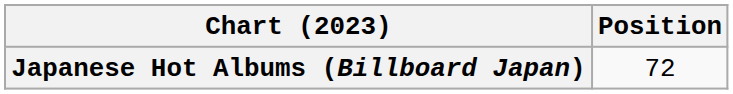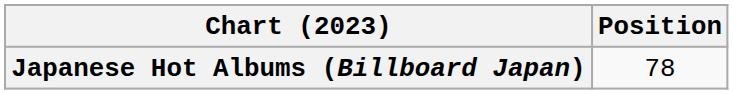(660, 68) 72 -> (660, 68) 78
